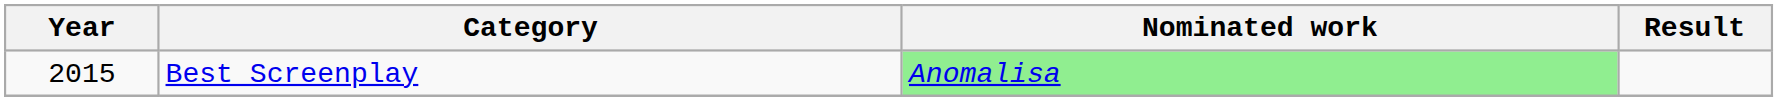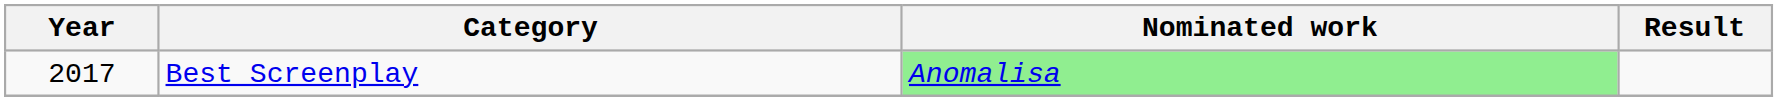(82, 74) 2015 -> (82, 74) 2017
